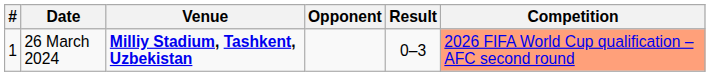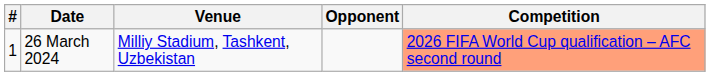- column: (413, 16)
(203, 50) bold -> (204, 50) normal
